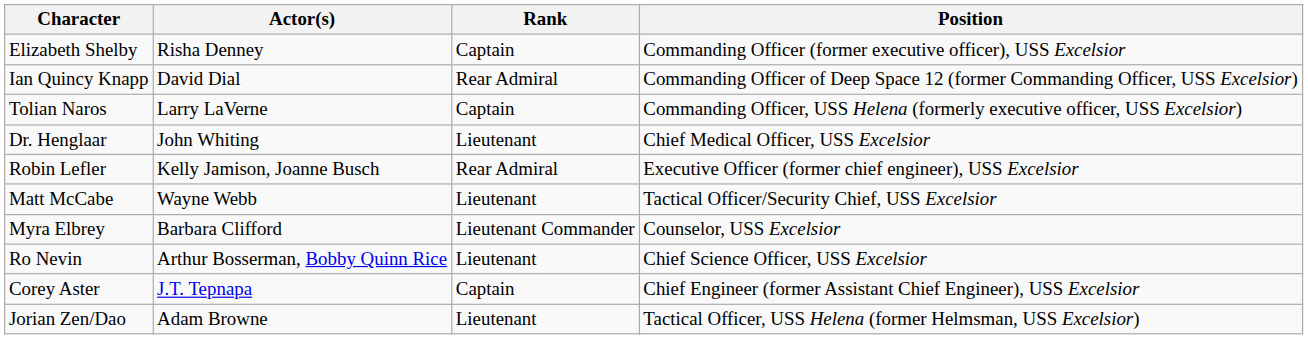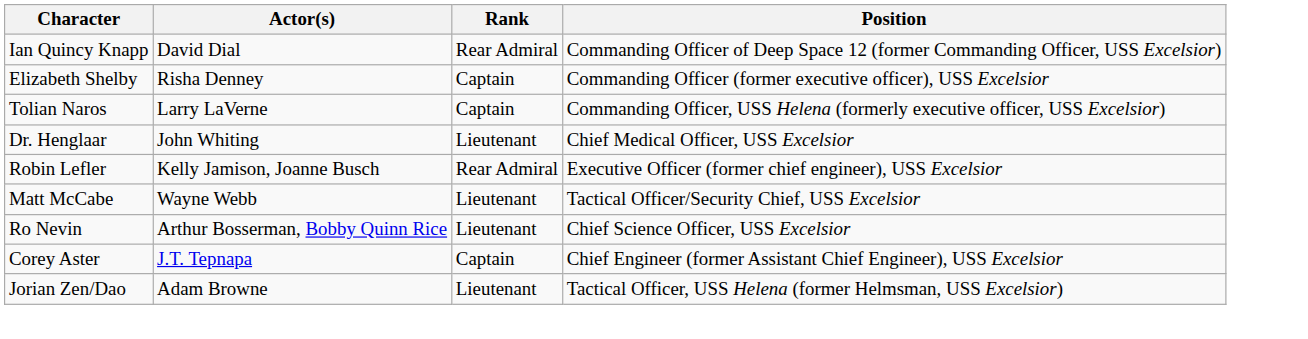rows swapped: (79, 79) <-> (73, 49)
- row: (57, 229)
